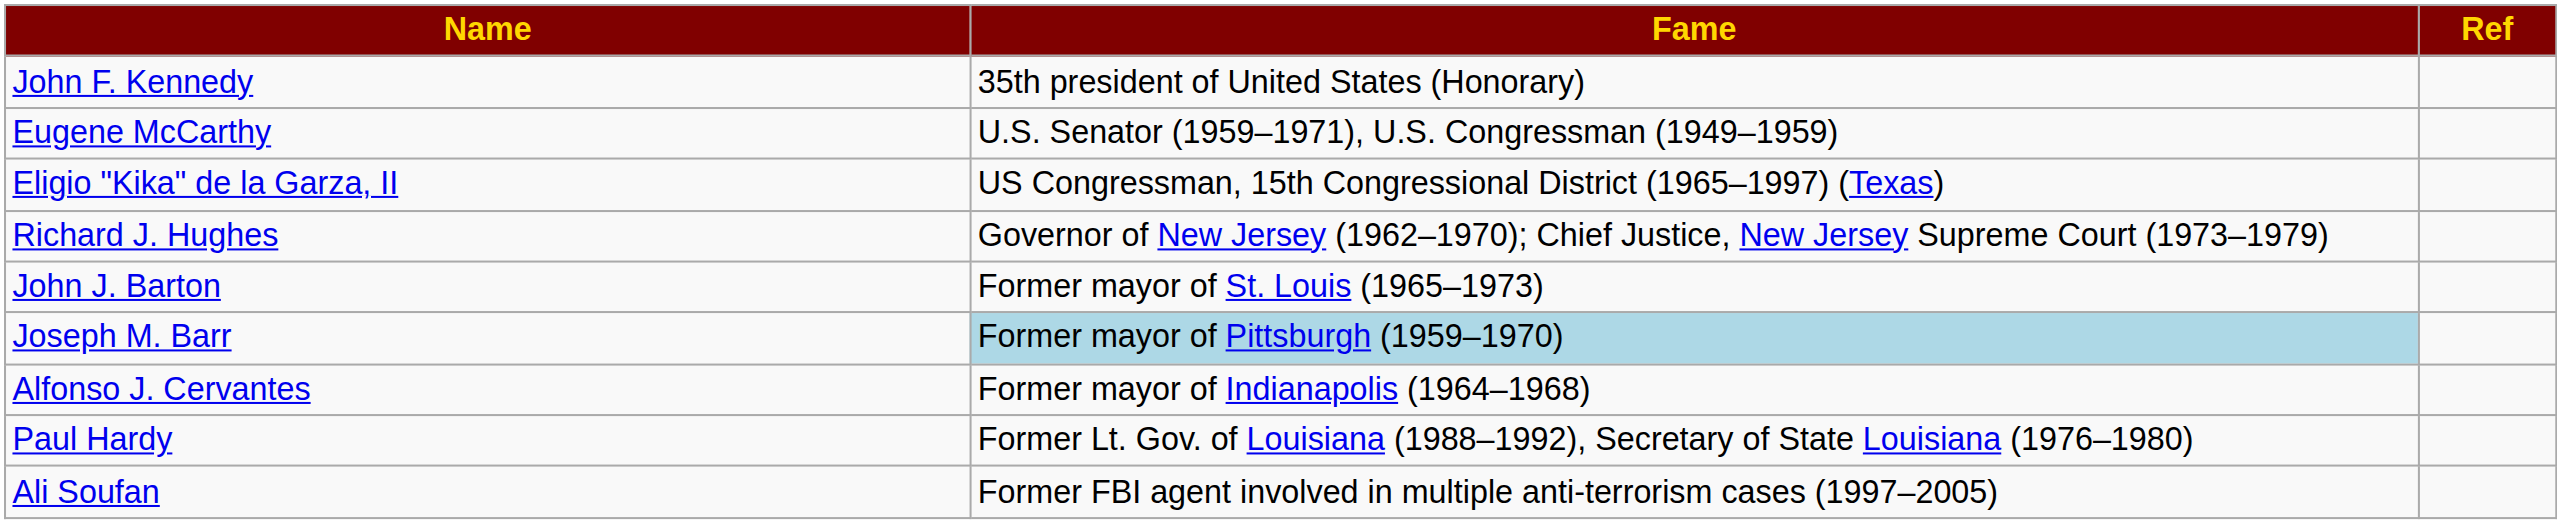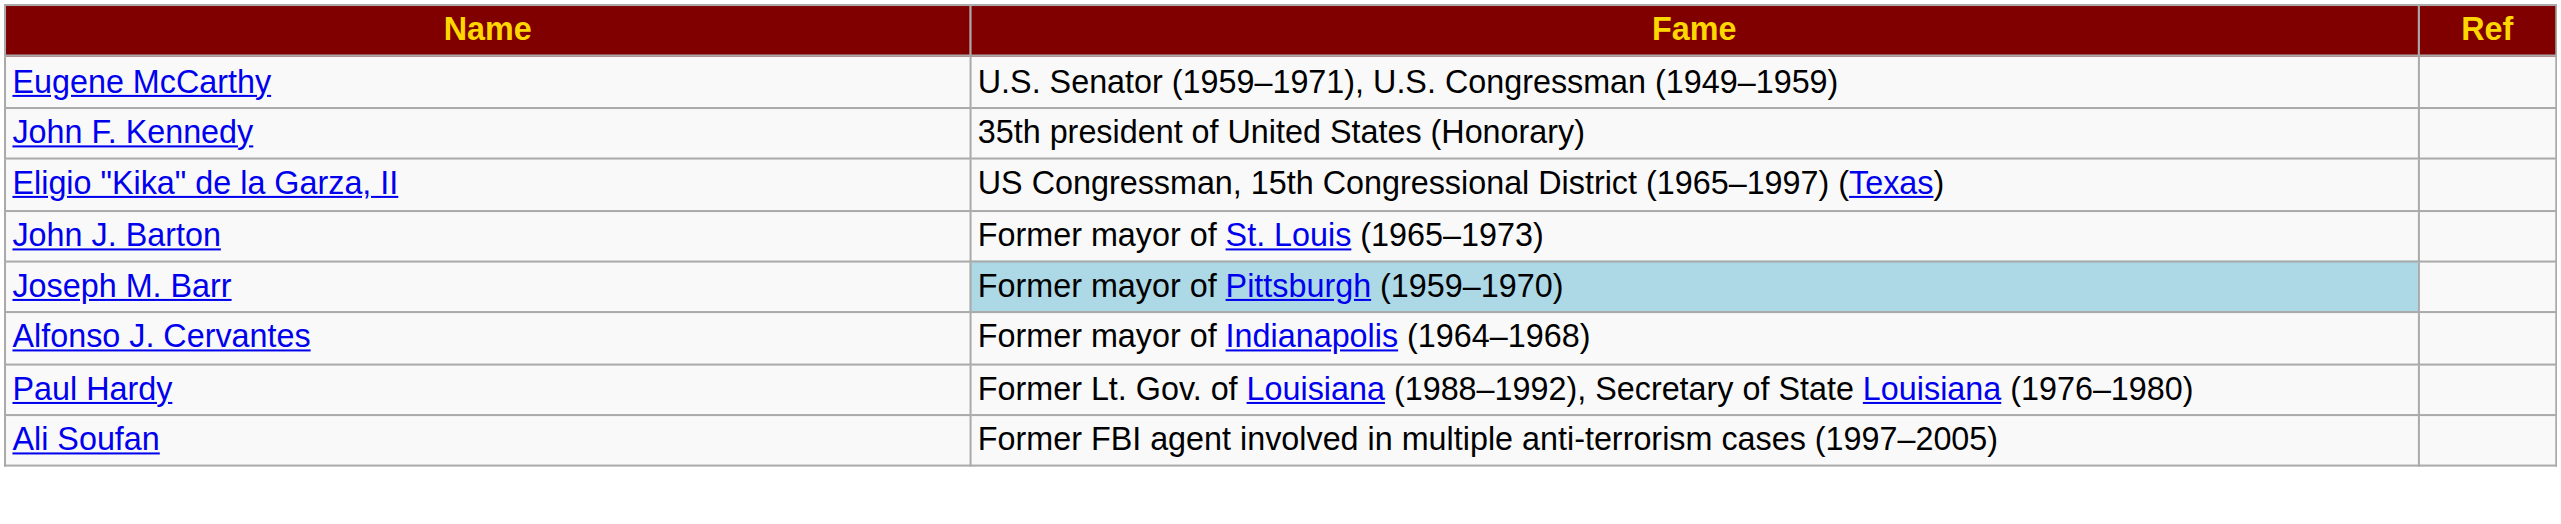rows swapped: (133, 81) <-> (142, 132)
- row: (145, 235)
